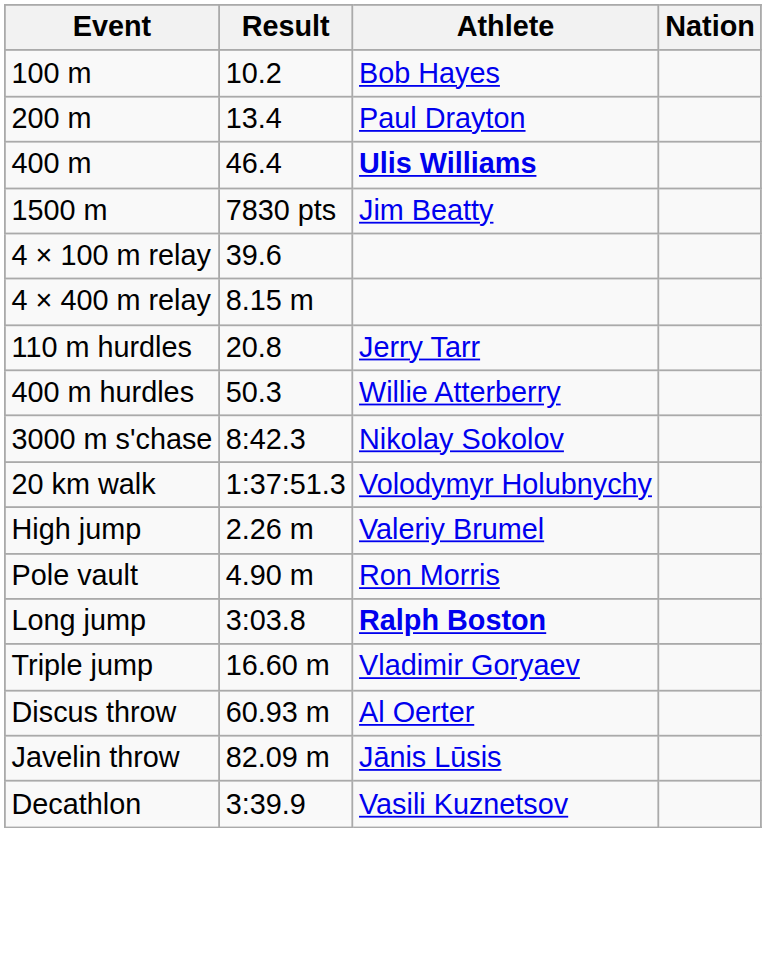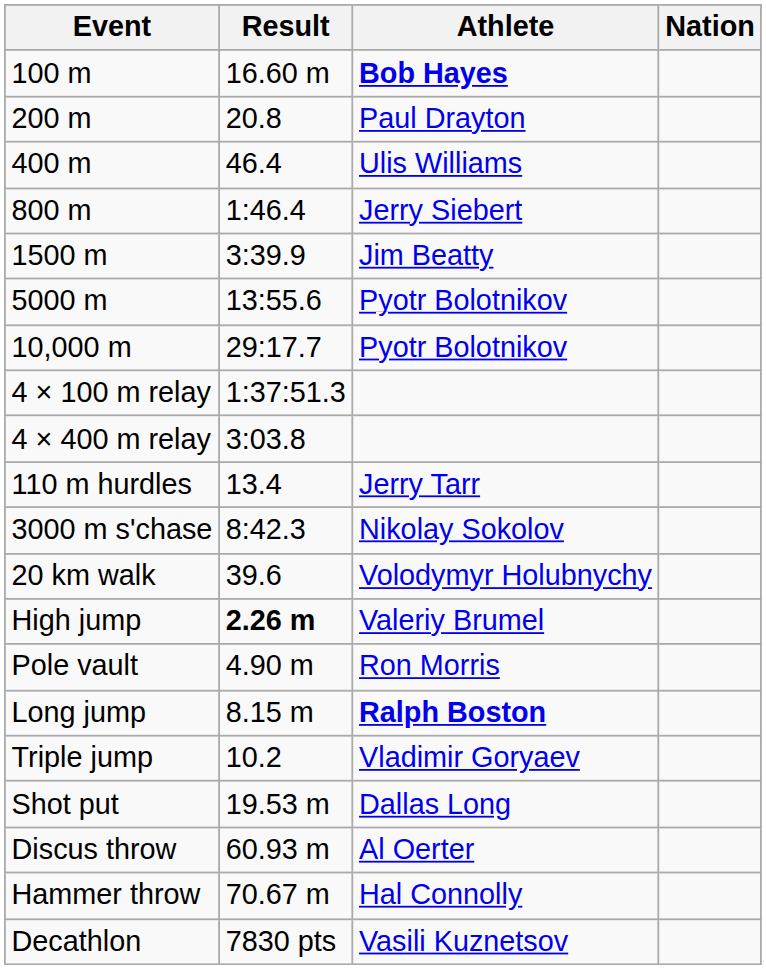(254, 73) 10.2 -> (278, 73) 16.60 m
(429, 73) normal -> (433, 73) bold
(254, 118) 13.4 -> (254, 118) 20.8
(448, 164) bold -> (441, 164) normal
+ row: (52, 210)
(281, 210) 7830 pts -> (266, 255) 3:39.9
+ row: (60, 301)
+ row: (72, 347)
(254, 255) 39.6 -> (286, 392) 1:37:51.3
(270, 301) 8.15 m -> (266, 438) 3:03.8
(254, 347) 20.8 -> (254, 484) 13.4
- row: (103, 392)
(286, 484) 1:37:51.3 -> (254, 575) 39.6
(270, 529) normal -> (270, 621) bold
(266, 621) 3:03.8 -> (270, 712) 8.15 m
(278, 666) 16.60 m -> (254, 758) 10.2
+ row: (65, 803)
+ row: (106, 895)
- row: (96, 758)
(266, 803) 3:39.9 -> (281, 940) 7830 pts
